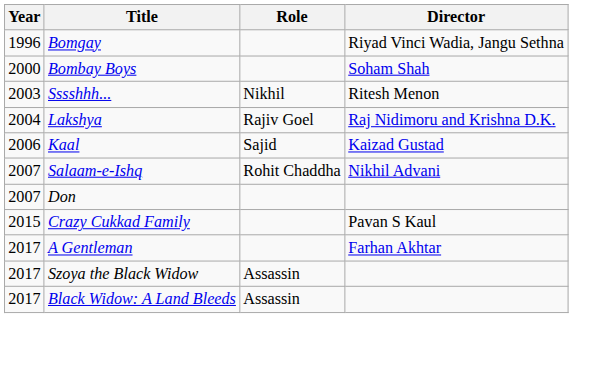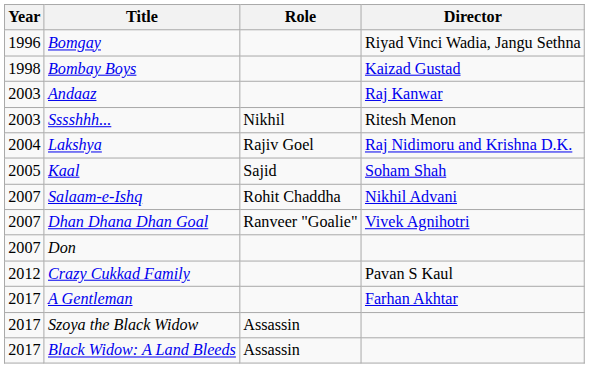(24, 68) 2000 -> (24, 68) 1998
(389, 68) Soham Shah -> (413, 68) Kaizad Gustad
+ row: (72, 94)
(24, 145) 2006 -> (24, 171) 2005
(396, 145) Kaizad Gustad -> (406, 171) Soham Shah
+ row: (128, 222)
(24, 222) 2015 -> (24, 273) 2012
